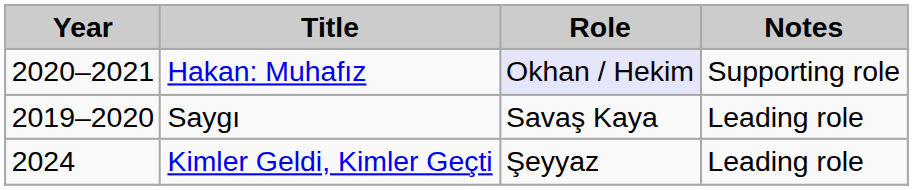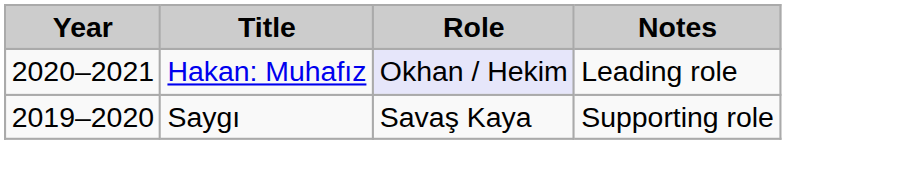(804, 72) Supporting role -> (659, 72) Leading role
(786, 117) Leading role -> (678, 117) Supporting role
- row: (330, 161)
